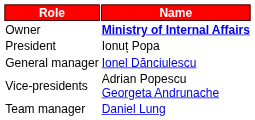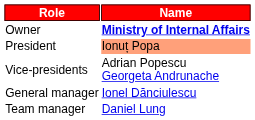(131, 46) no background -> (131, 46) lightsalmon background
rows swapped: (46, 86) <-> (52, 63)
